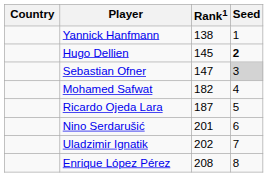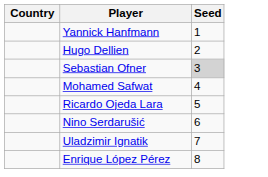- column: (211, 15)
(236, 53) bold -> (197, 50) normal
